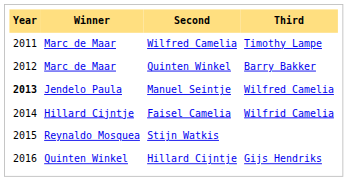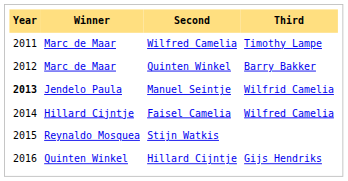(289, 90) Wilfred Camelia -> (289, 90) Wilfrid Camelia
(289, 113) Wilfrid Camelia -> (289, 113) Wilfred Camelia
